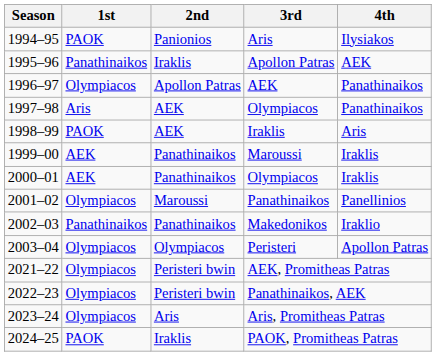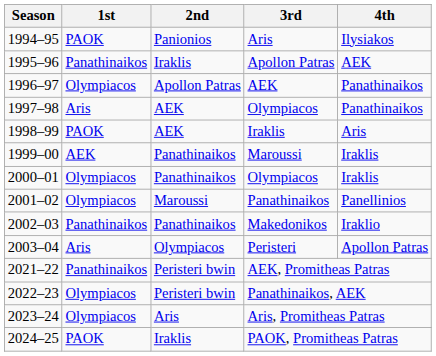(80, 177) AEK -> (101, 177) Olympiacos
(101, 246) Olympiacos -> (78, 246) Aris
(101, 270) Olympiacos -> (106, 270) Panathinaikos
